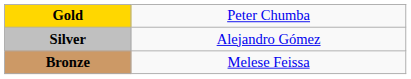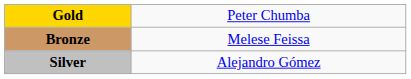rows swapped: (68, 39) <-> (68, 62)
